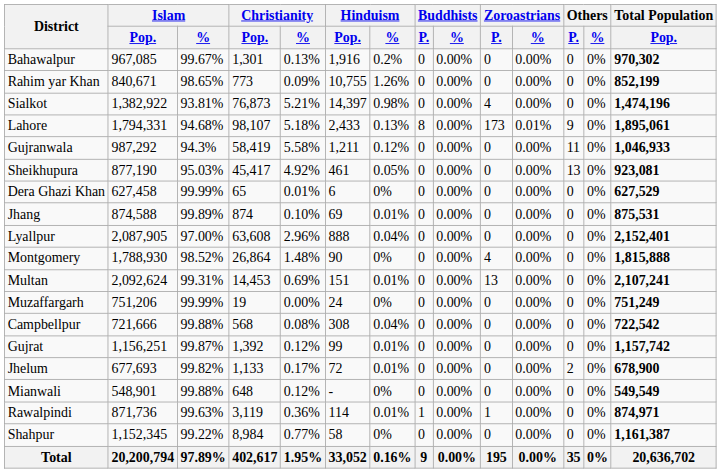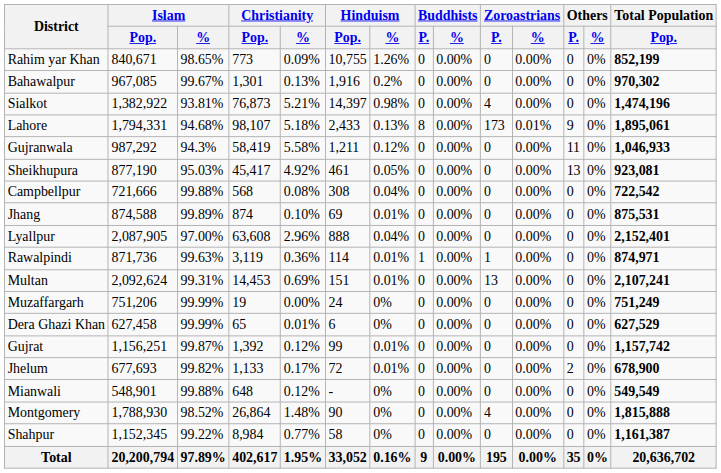rows swapped: (41, 59) <-> (54, 81)
rows swapped: (56, 192) <-> (44, 324)
rows swapped: (44, 258) <-> (40, 412)
